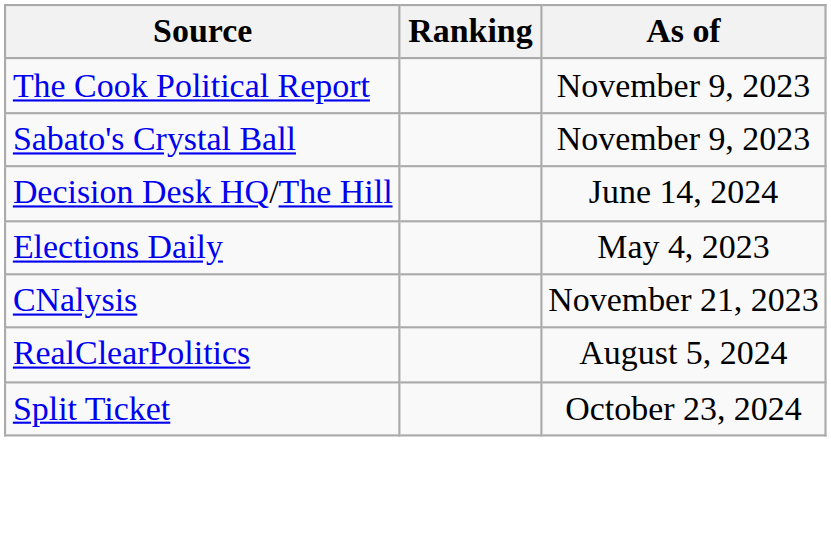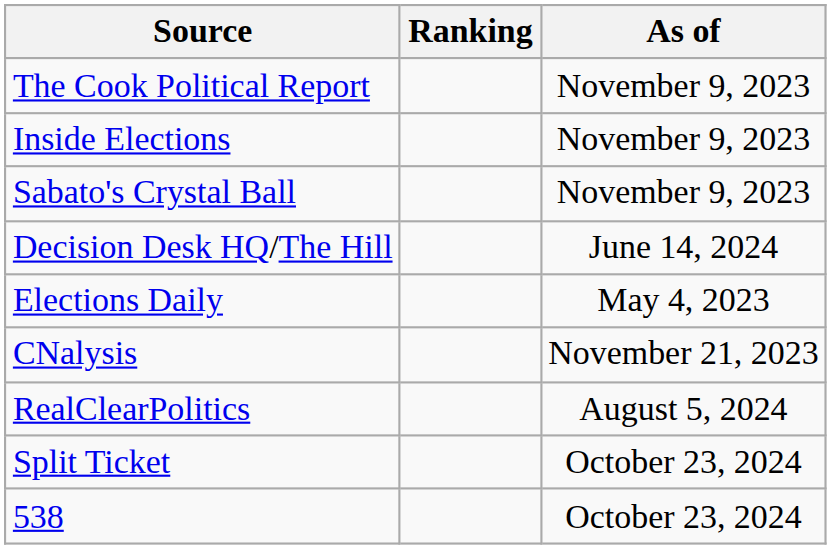+ row: (122, 138)
+ row: (38, 515)
